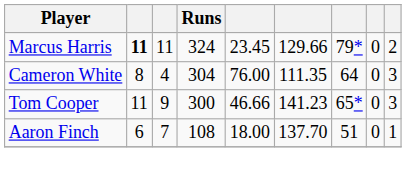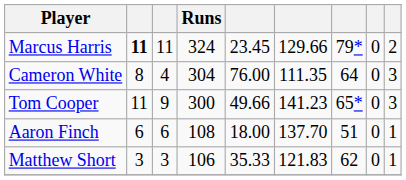(250, 103) 46.66 -> (250, 103) 49.66
(165, 132) 7 -> (165, 132) 6
+ row: (62, 160)
